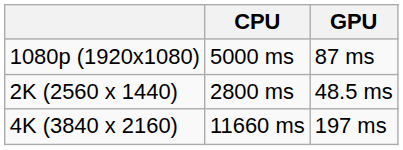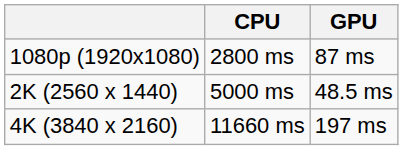(252, 56) 5000 ms -> (252, 56) 2800 ms
(252, 91) 2800 ms -> (252, 91) 5000 ms
